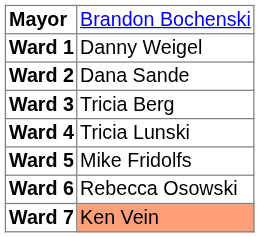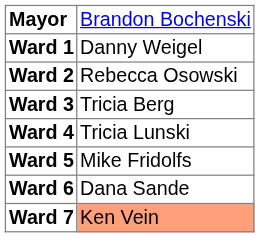(135, 76) Dana Sande -> (159, 76) Rebecca Osowski
(159, 189) Rebecca Osowski -> (135, 189) Dana Sande
